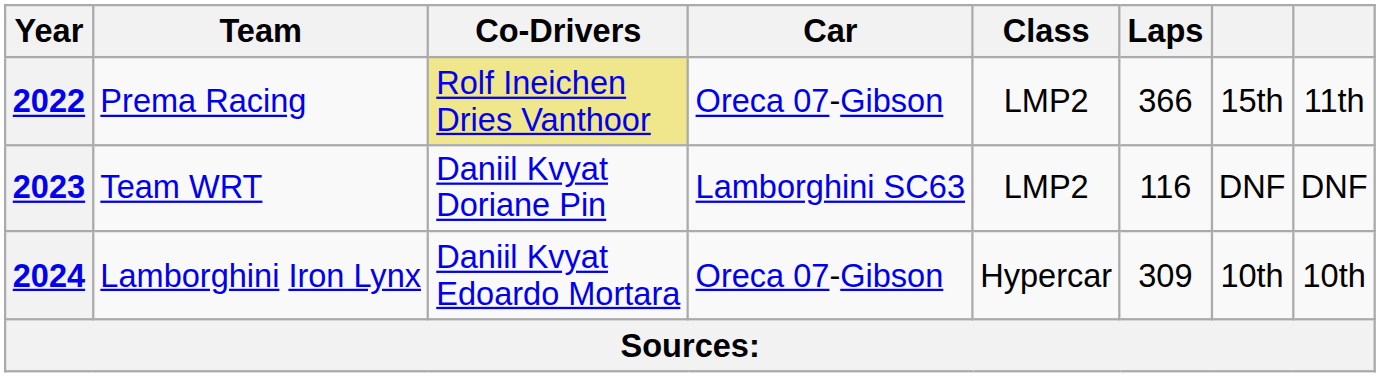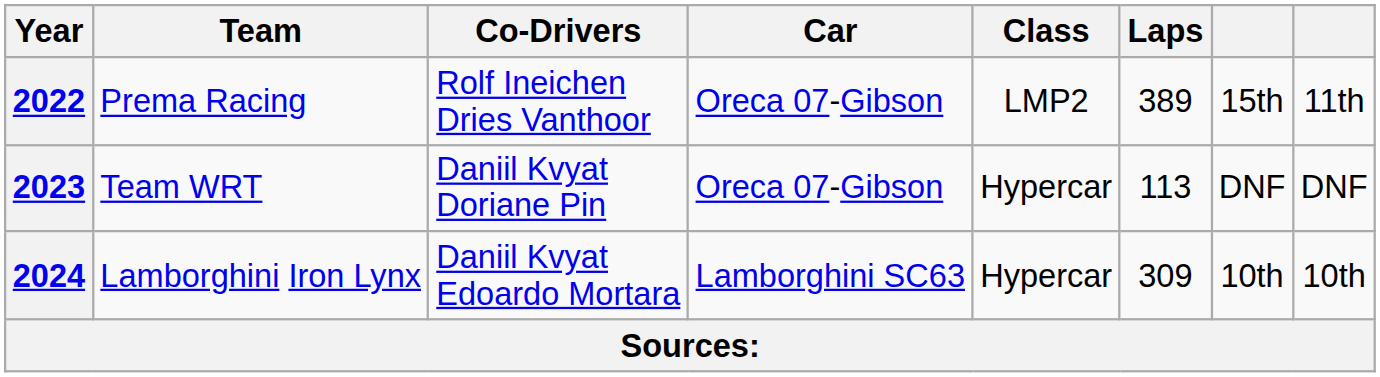(544, 101) khaki background -> (544, 101) no background
(1165, 101) 366 -> (1165, 101) 389
(830, 188) Lamborghini SC63 -> (819, 188) Oreca 07-Gibson
(1046, 188) LMP2 -> (1046, 188) Hypercar
(1165, 188) 116 -> (1165, 188) 113
(819, 276) Oreca 07-Gibson -> (830, 276) Lamborghini SC63
